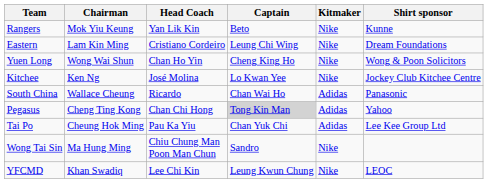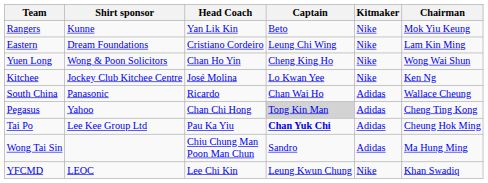columns swapped: (106, 12) <-> (423, 12)
(259, 126) normal -> (299, 126) bold
(328, 148) Nike -> (371, 148) Adidas
